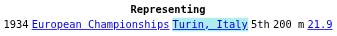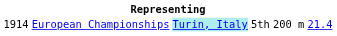(16, 25) 1934 -> (16, 25) 1914
(320, 25) 21.9 -> (320, 25) 21.4
